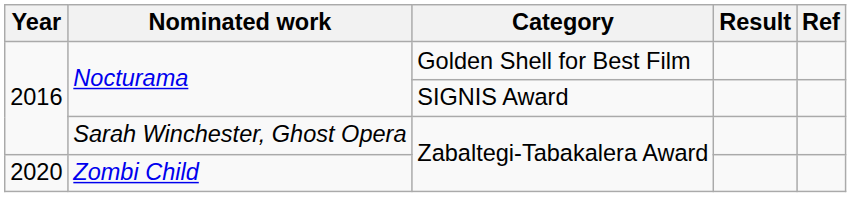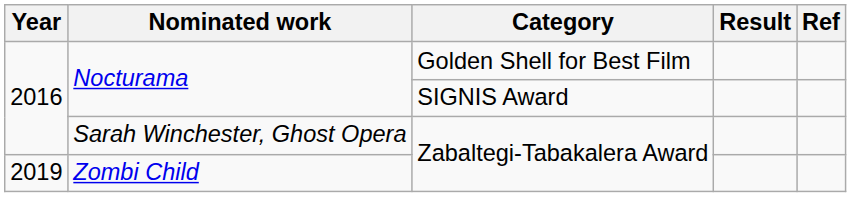(36, 172) 2020 -> (36, 172) 2019
